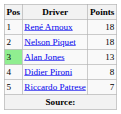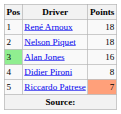(110, 57) 13 -> (110, 57) 16
(112, 87) no background -> (112, 87) lightsalmon background
